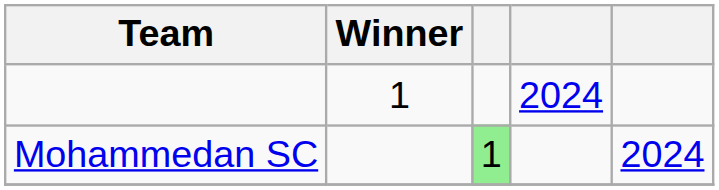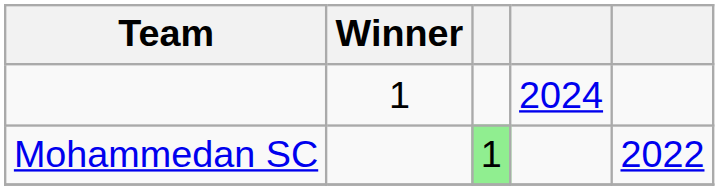(662, 154) 2024 -> (662, 154) 2022
